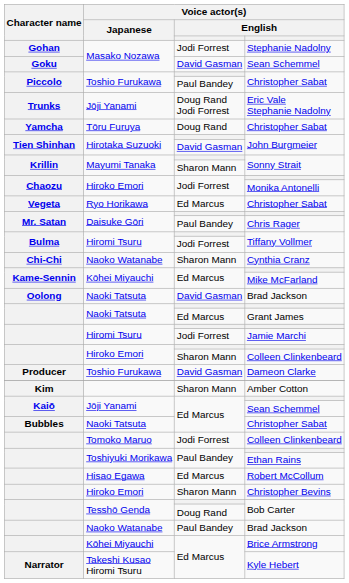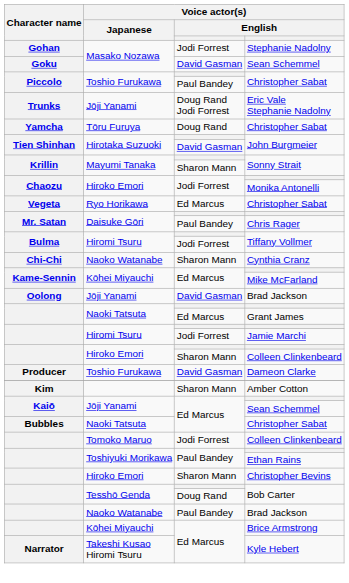(116, 296) Naoki Tatsuta -> (111, 296) Jōji Yanami
- row: (200, 476)
